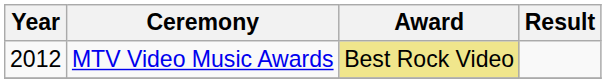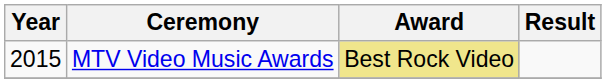(36, 59) 2012 -> (36, 59) 2015
